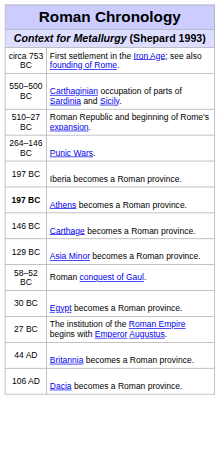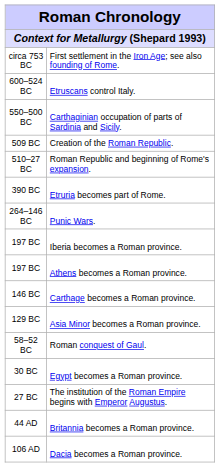+ row: (93, 91)
+ row: (112, 143)
+ row: (108, 195)
(26, 200) bold -> (26, 268) normal
